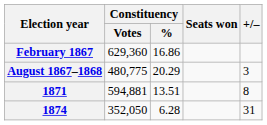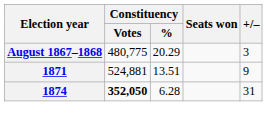- row: (55, 52)
(127, 91) 594,881 -> (127, 71) 524,881
(246, 91) 8 -> (246, 71) 9
(127, 110) normal -> (127, 91) bold
